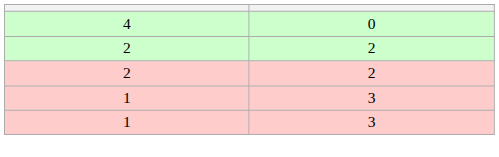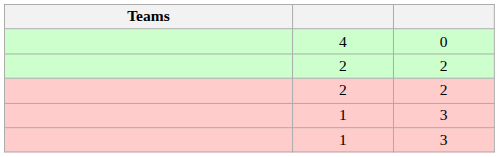+ column: (148, 16)
